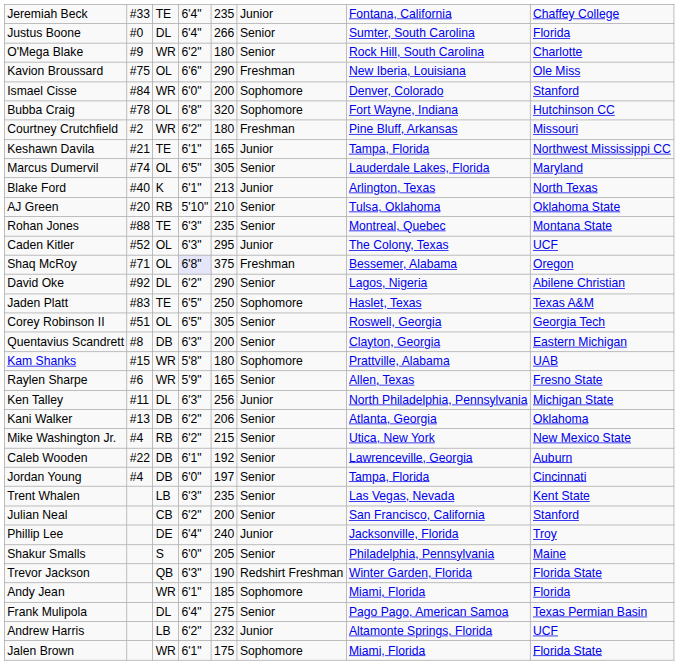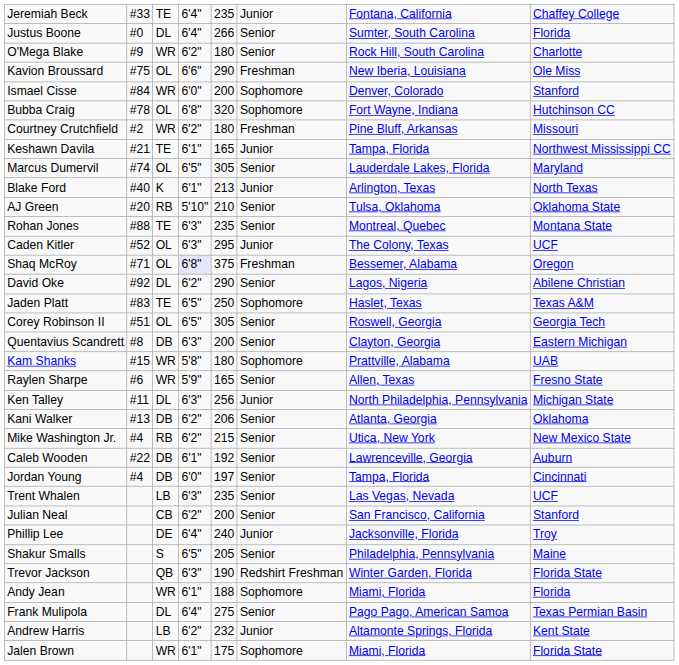(561, 496) Kent State -> (545, 496) UCF
(192, 554) 6'0" -> (192, 554) 6'5"
(224, 592) 185 -> (224, 592) 188
(545, 631) UCF -> (561, 631) Kent State
